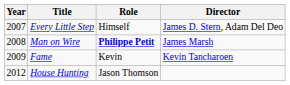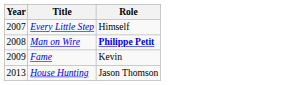- column: (223, 12)
(16, 73) 2012 -> (16, 73) 2013
